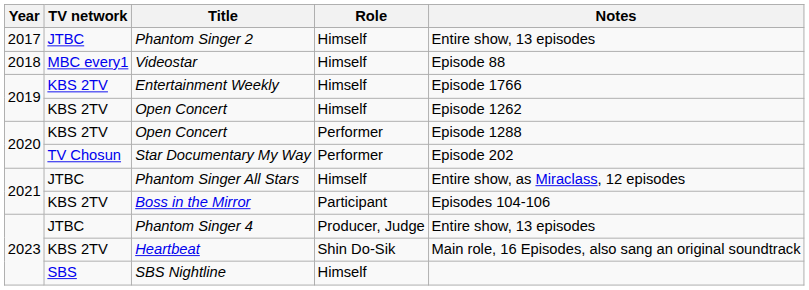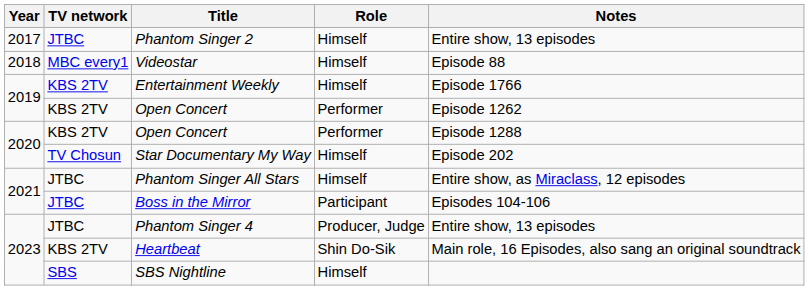(342, 109) Himself -> (350, 109) Performer
(350, 156) Performer -> (342, 156) Himself
(78, 202) KBS 2TV -> (66, 202) JTBC
